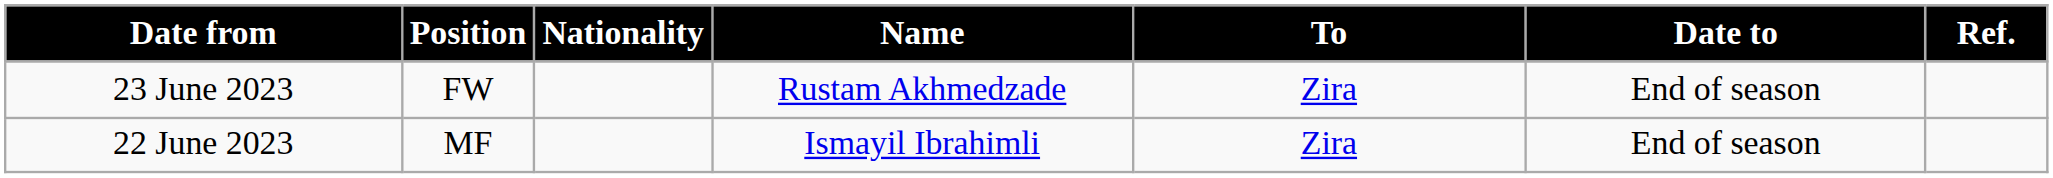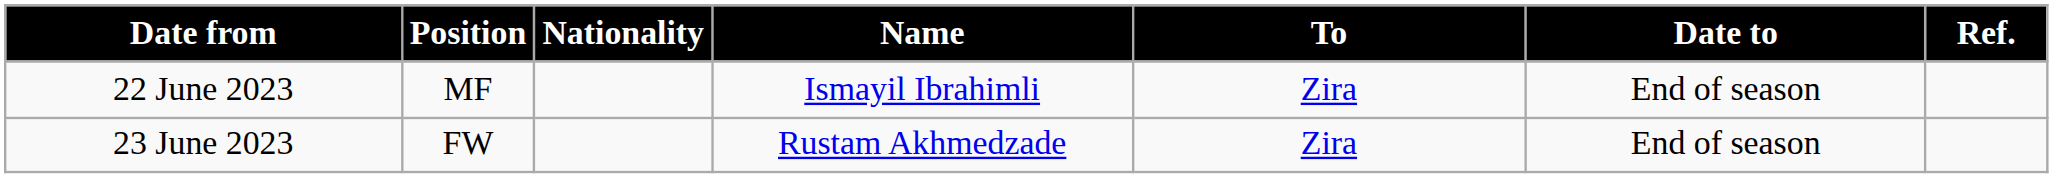rows swapped: (203, 144) <-> (203, 88)
